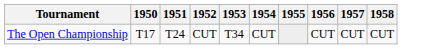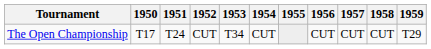+ column: (412, 14)
